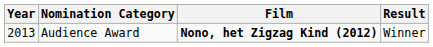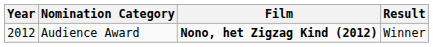(21, 33) 2013 -> (21, 33) 2012
